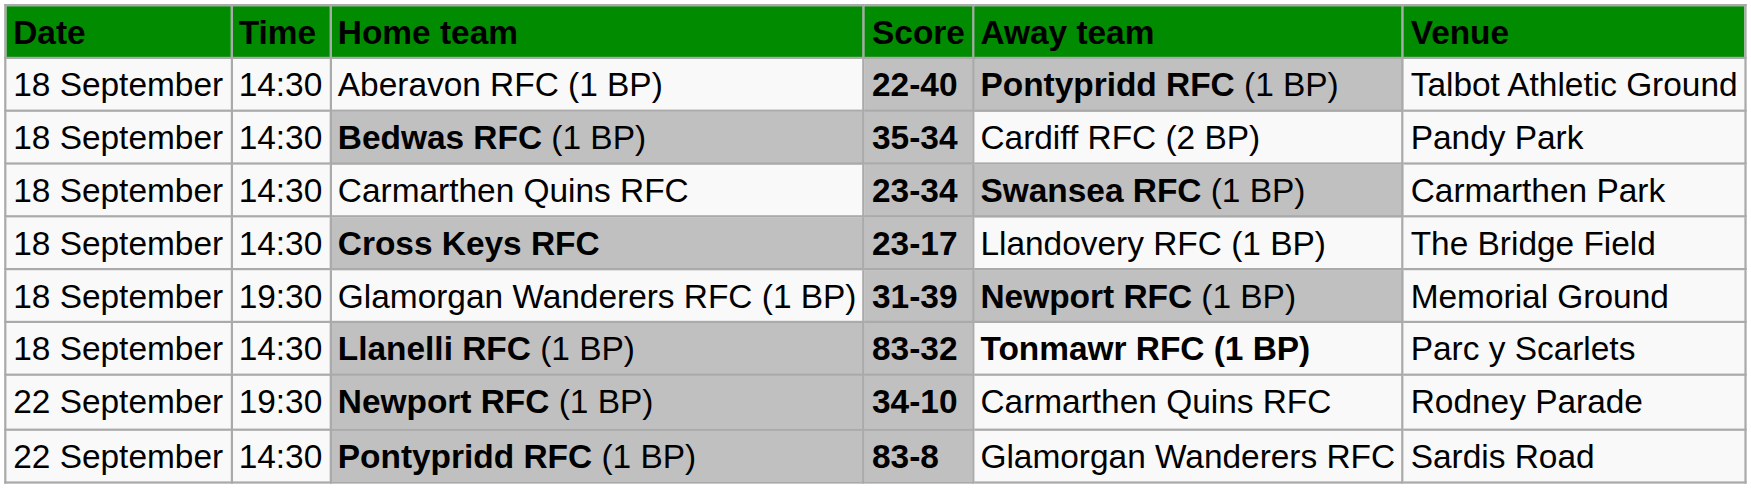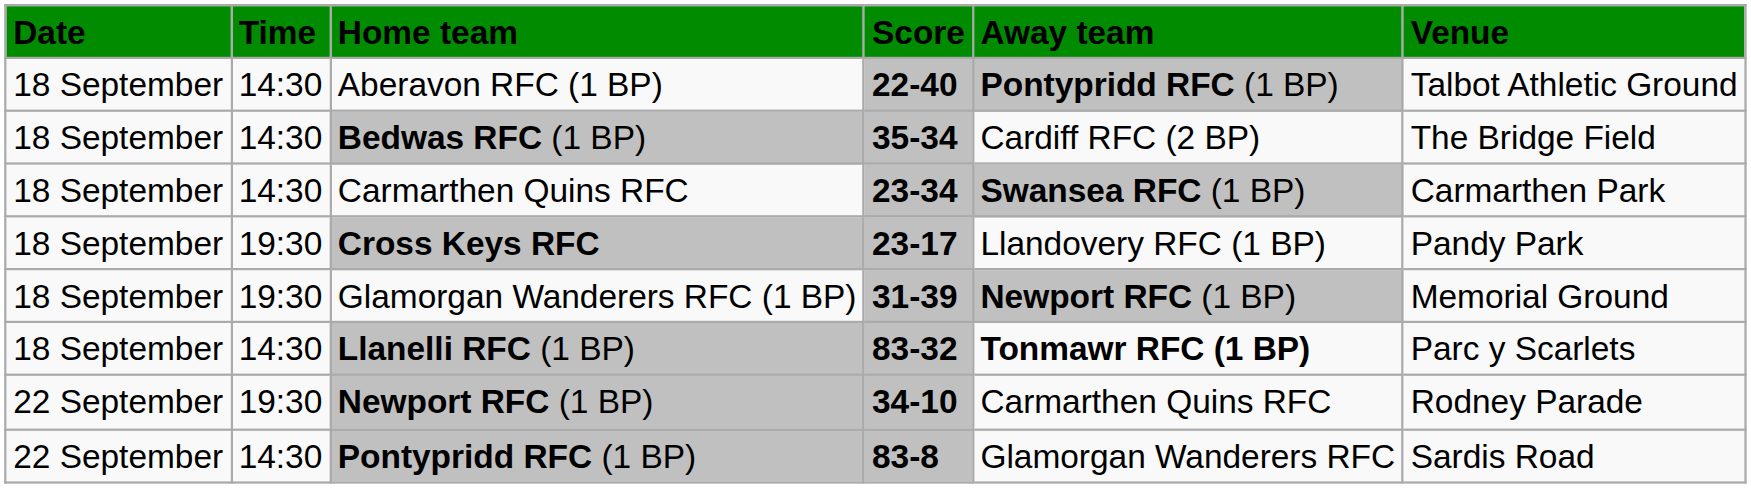(1497, 137) Pandy Park -> (1533, 137) The Bridge Field
(280, 243) 14:30 -> (280, 243) 19:30
(1533, 243) The Bridge Field -> (1497, 243) Pandy Park
